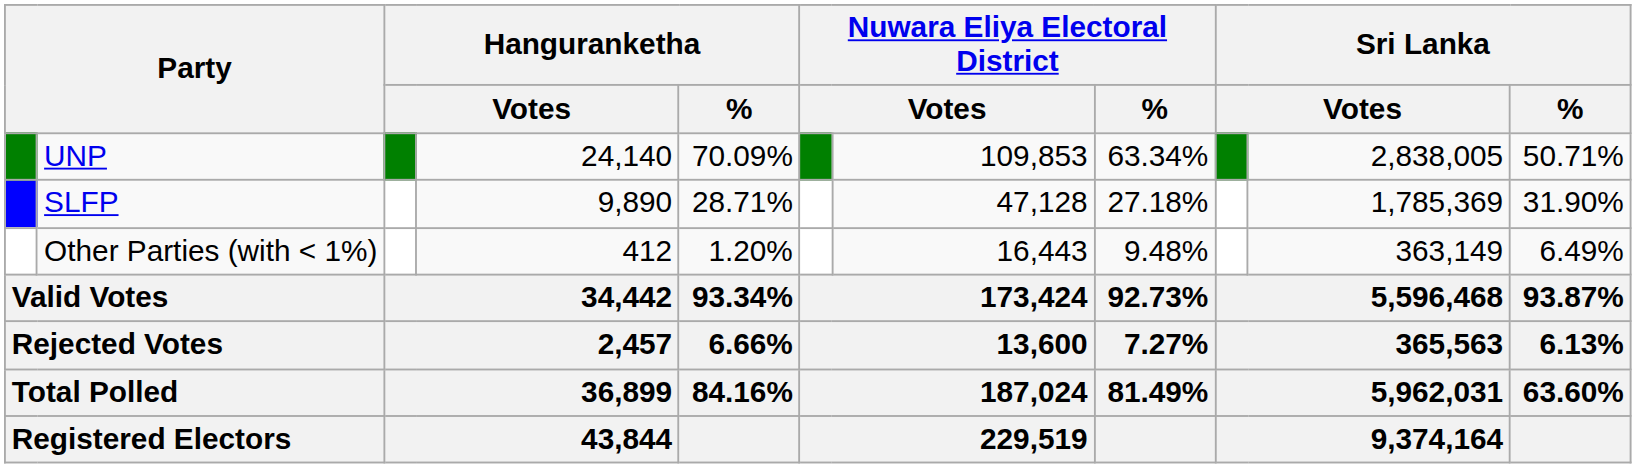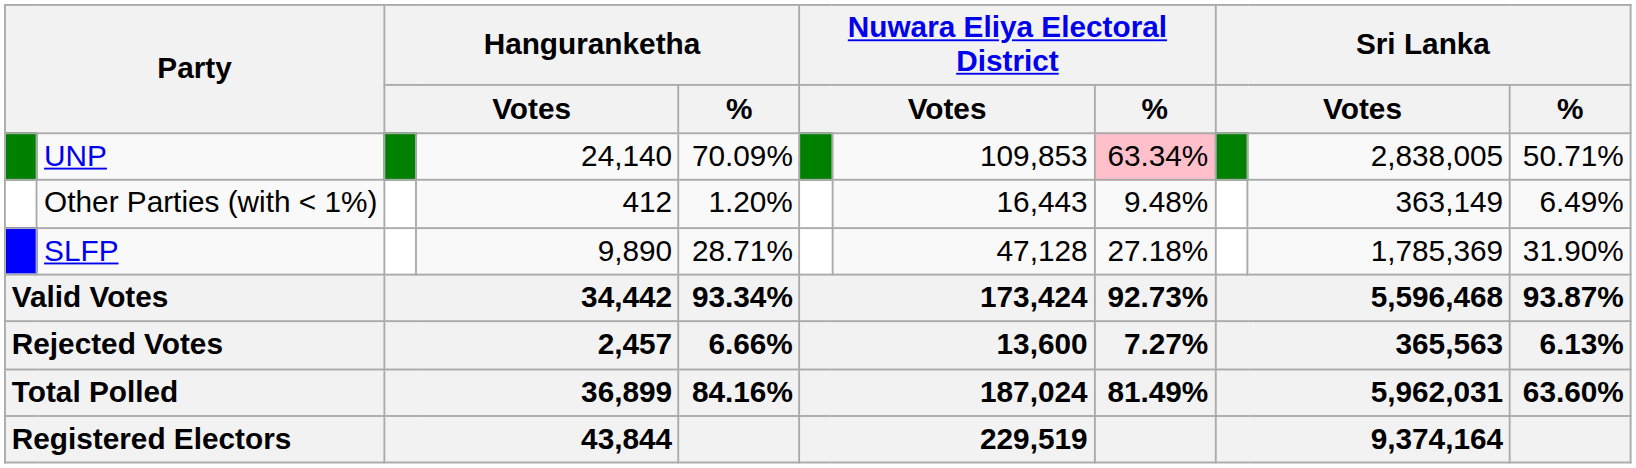(1158, 155) no background -> (1158, 155) pink background
rows swapped: (81, 203) <-> (211, 250)
